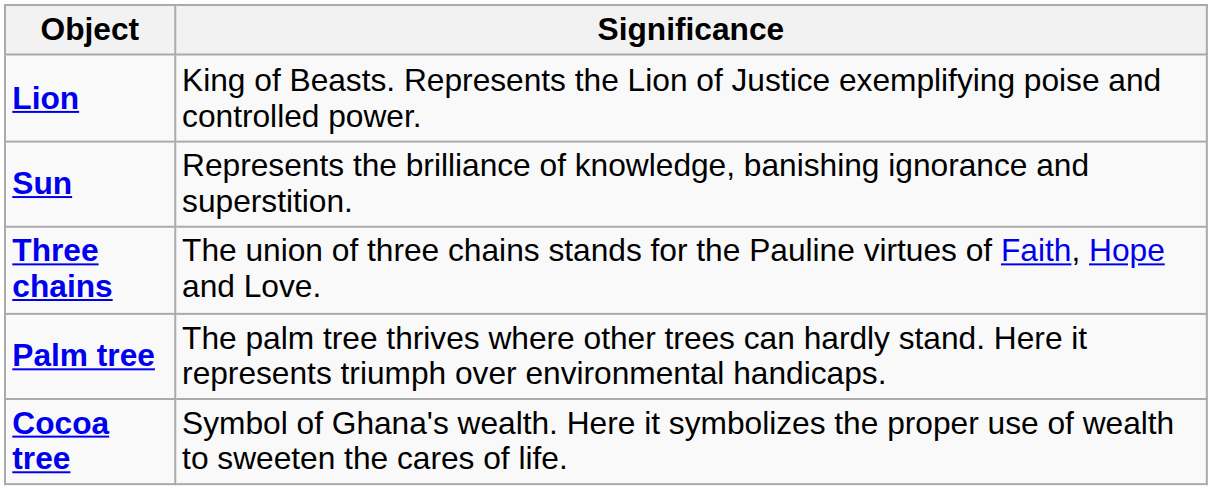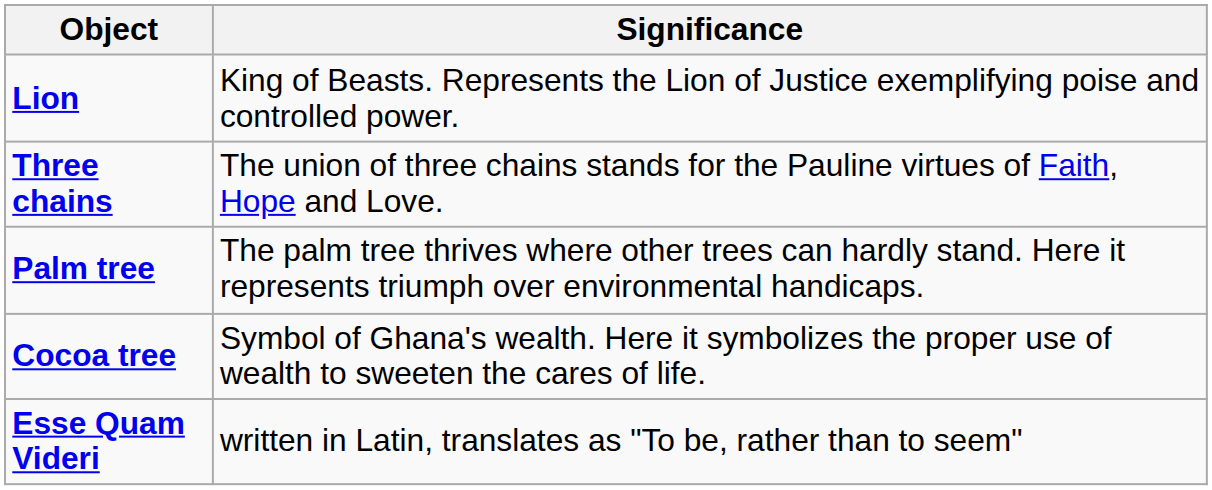- row: (42, 183)
+ row: (99, 441)
